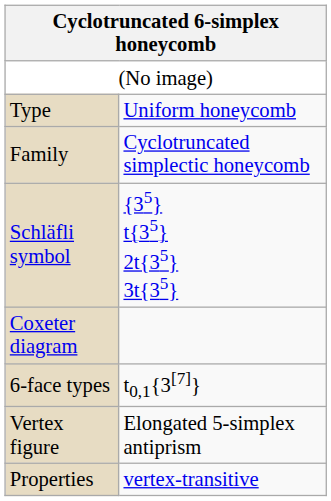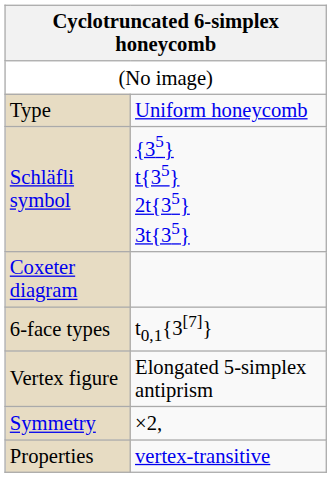- row: (39, 154)
+ row: (53, 423)
